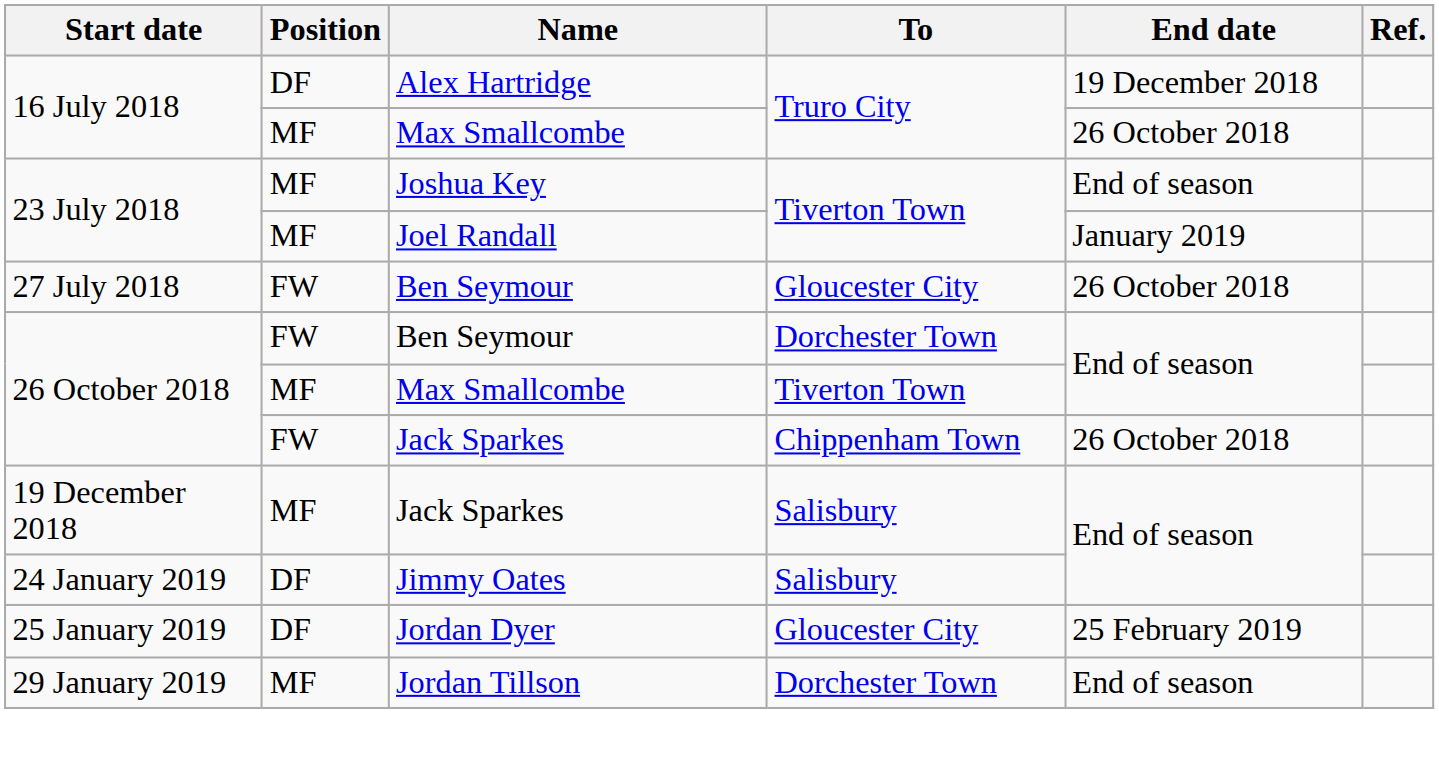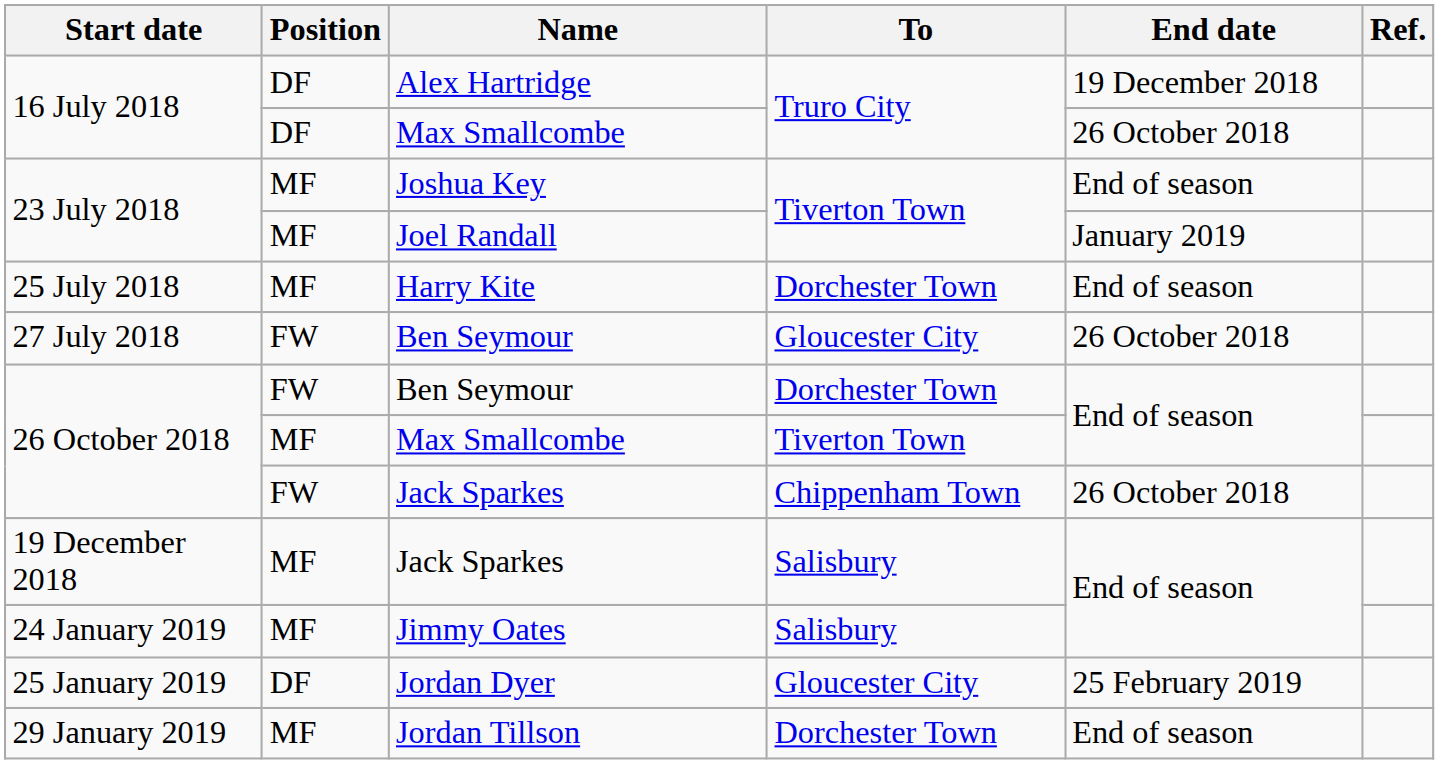(293, 132) MF -> (290, 132) DF
+ row: (96, 286)
(290, 579) DF -> (293, 630) MF
